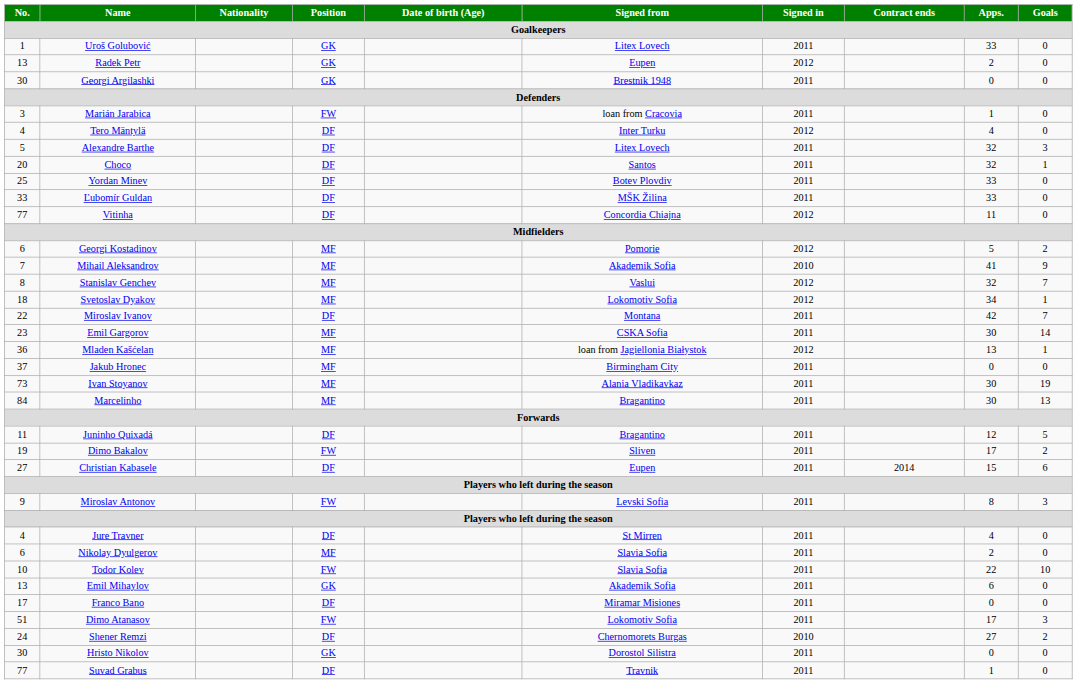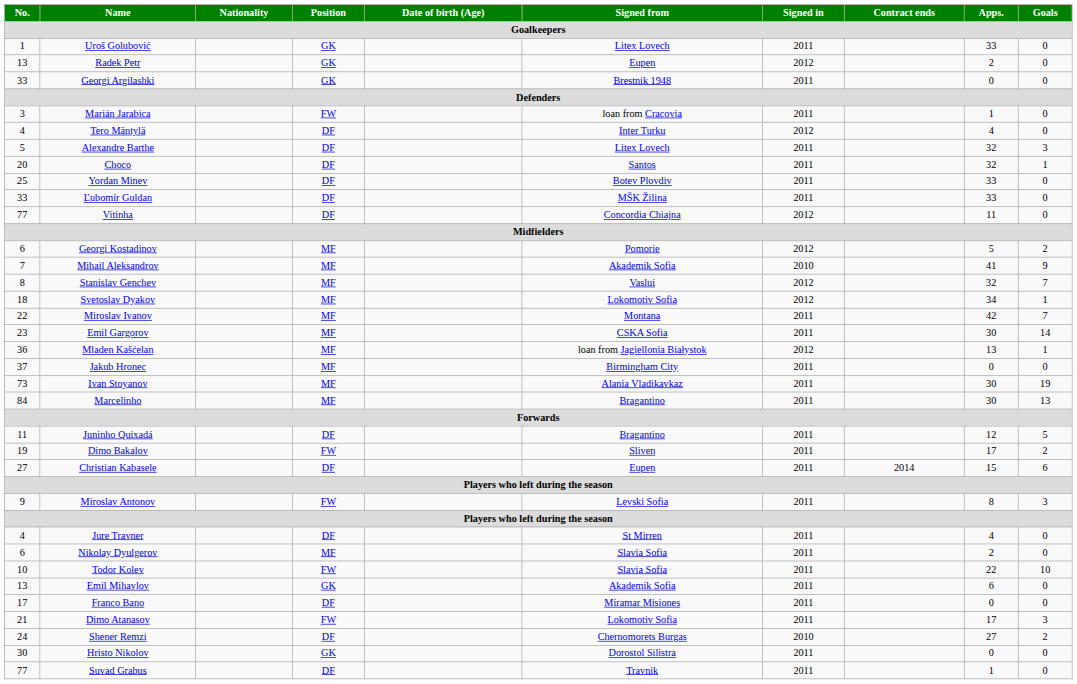(22, 80) 30 -> (22, 80) 33
(328, 316) DF -> (328, 316) MF
(22, 620) 51 -> (22, 620) 21
